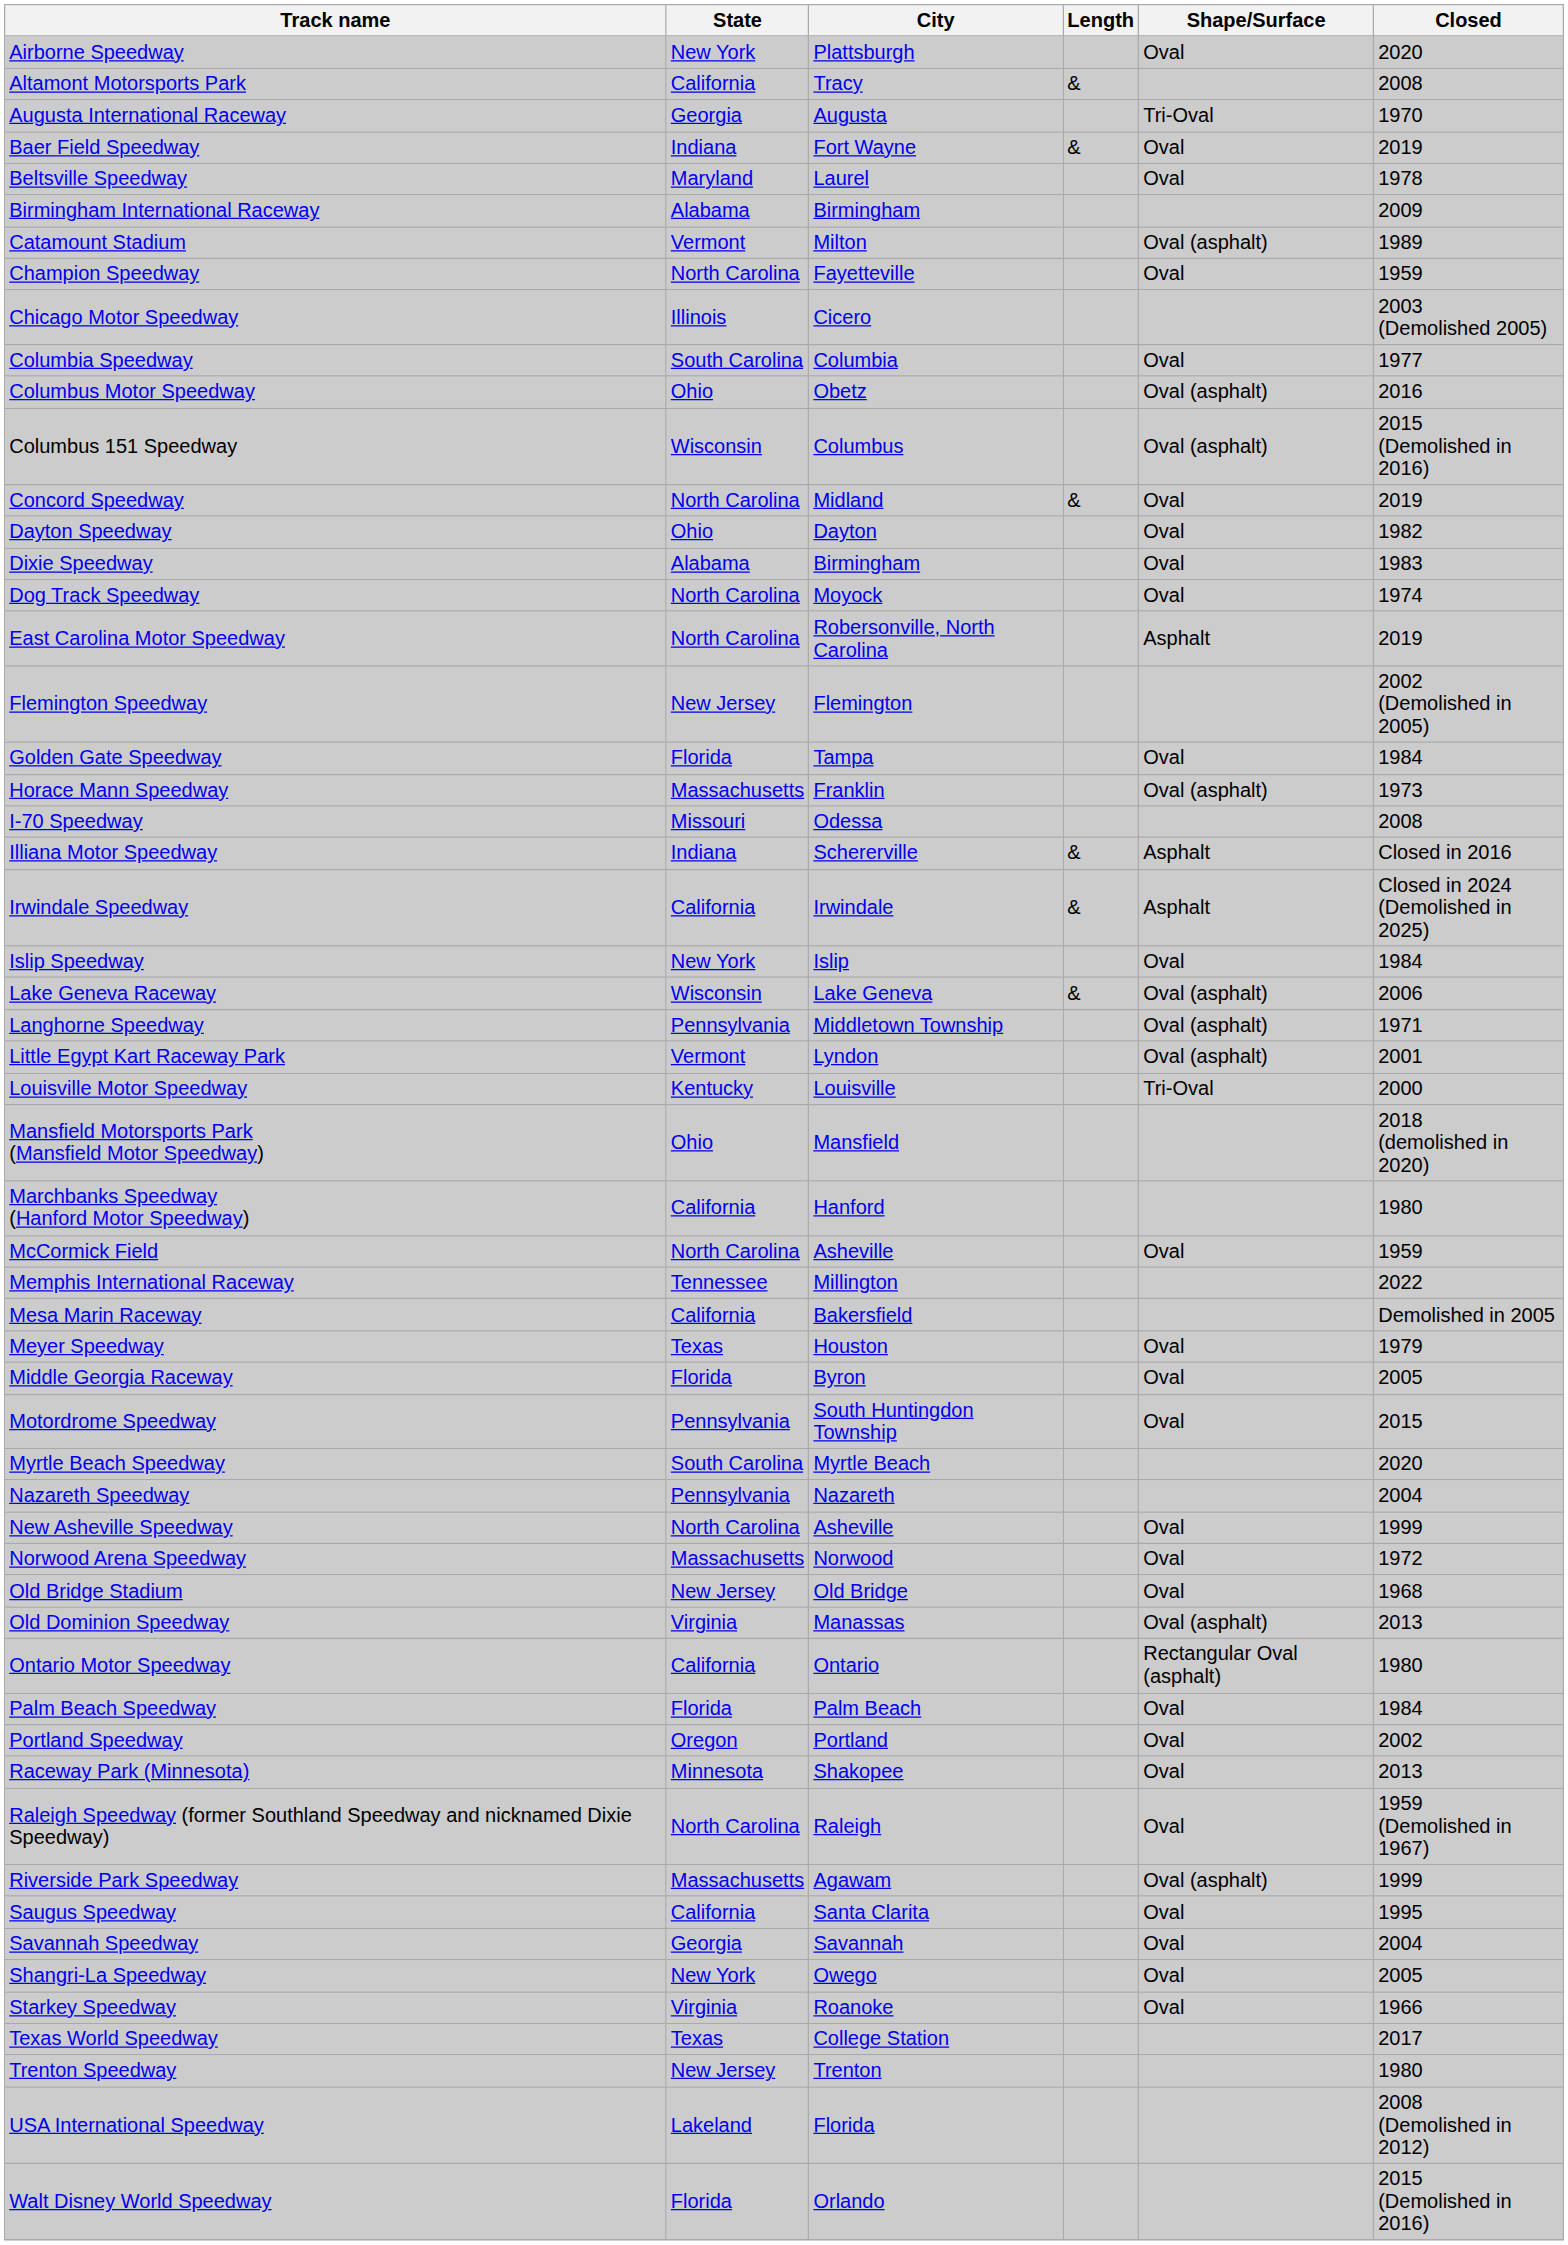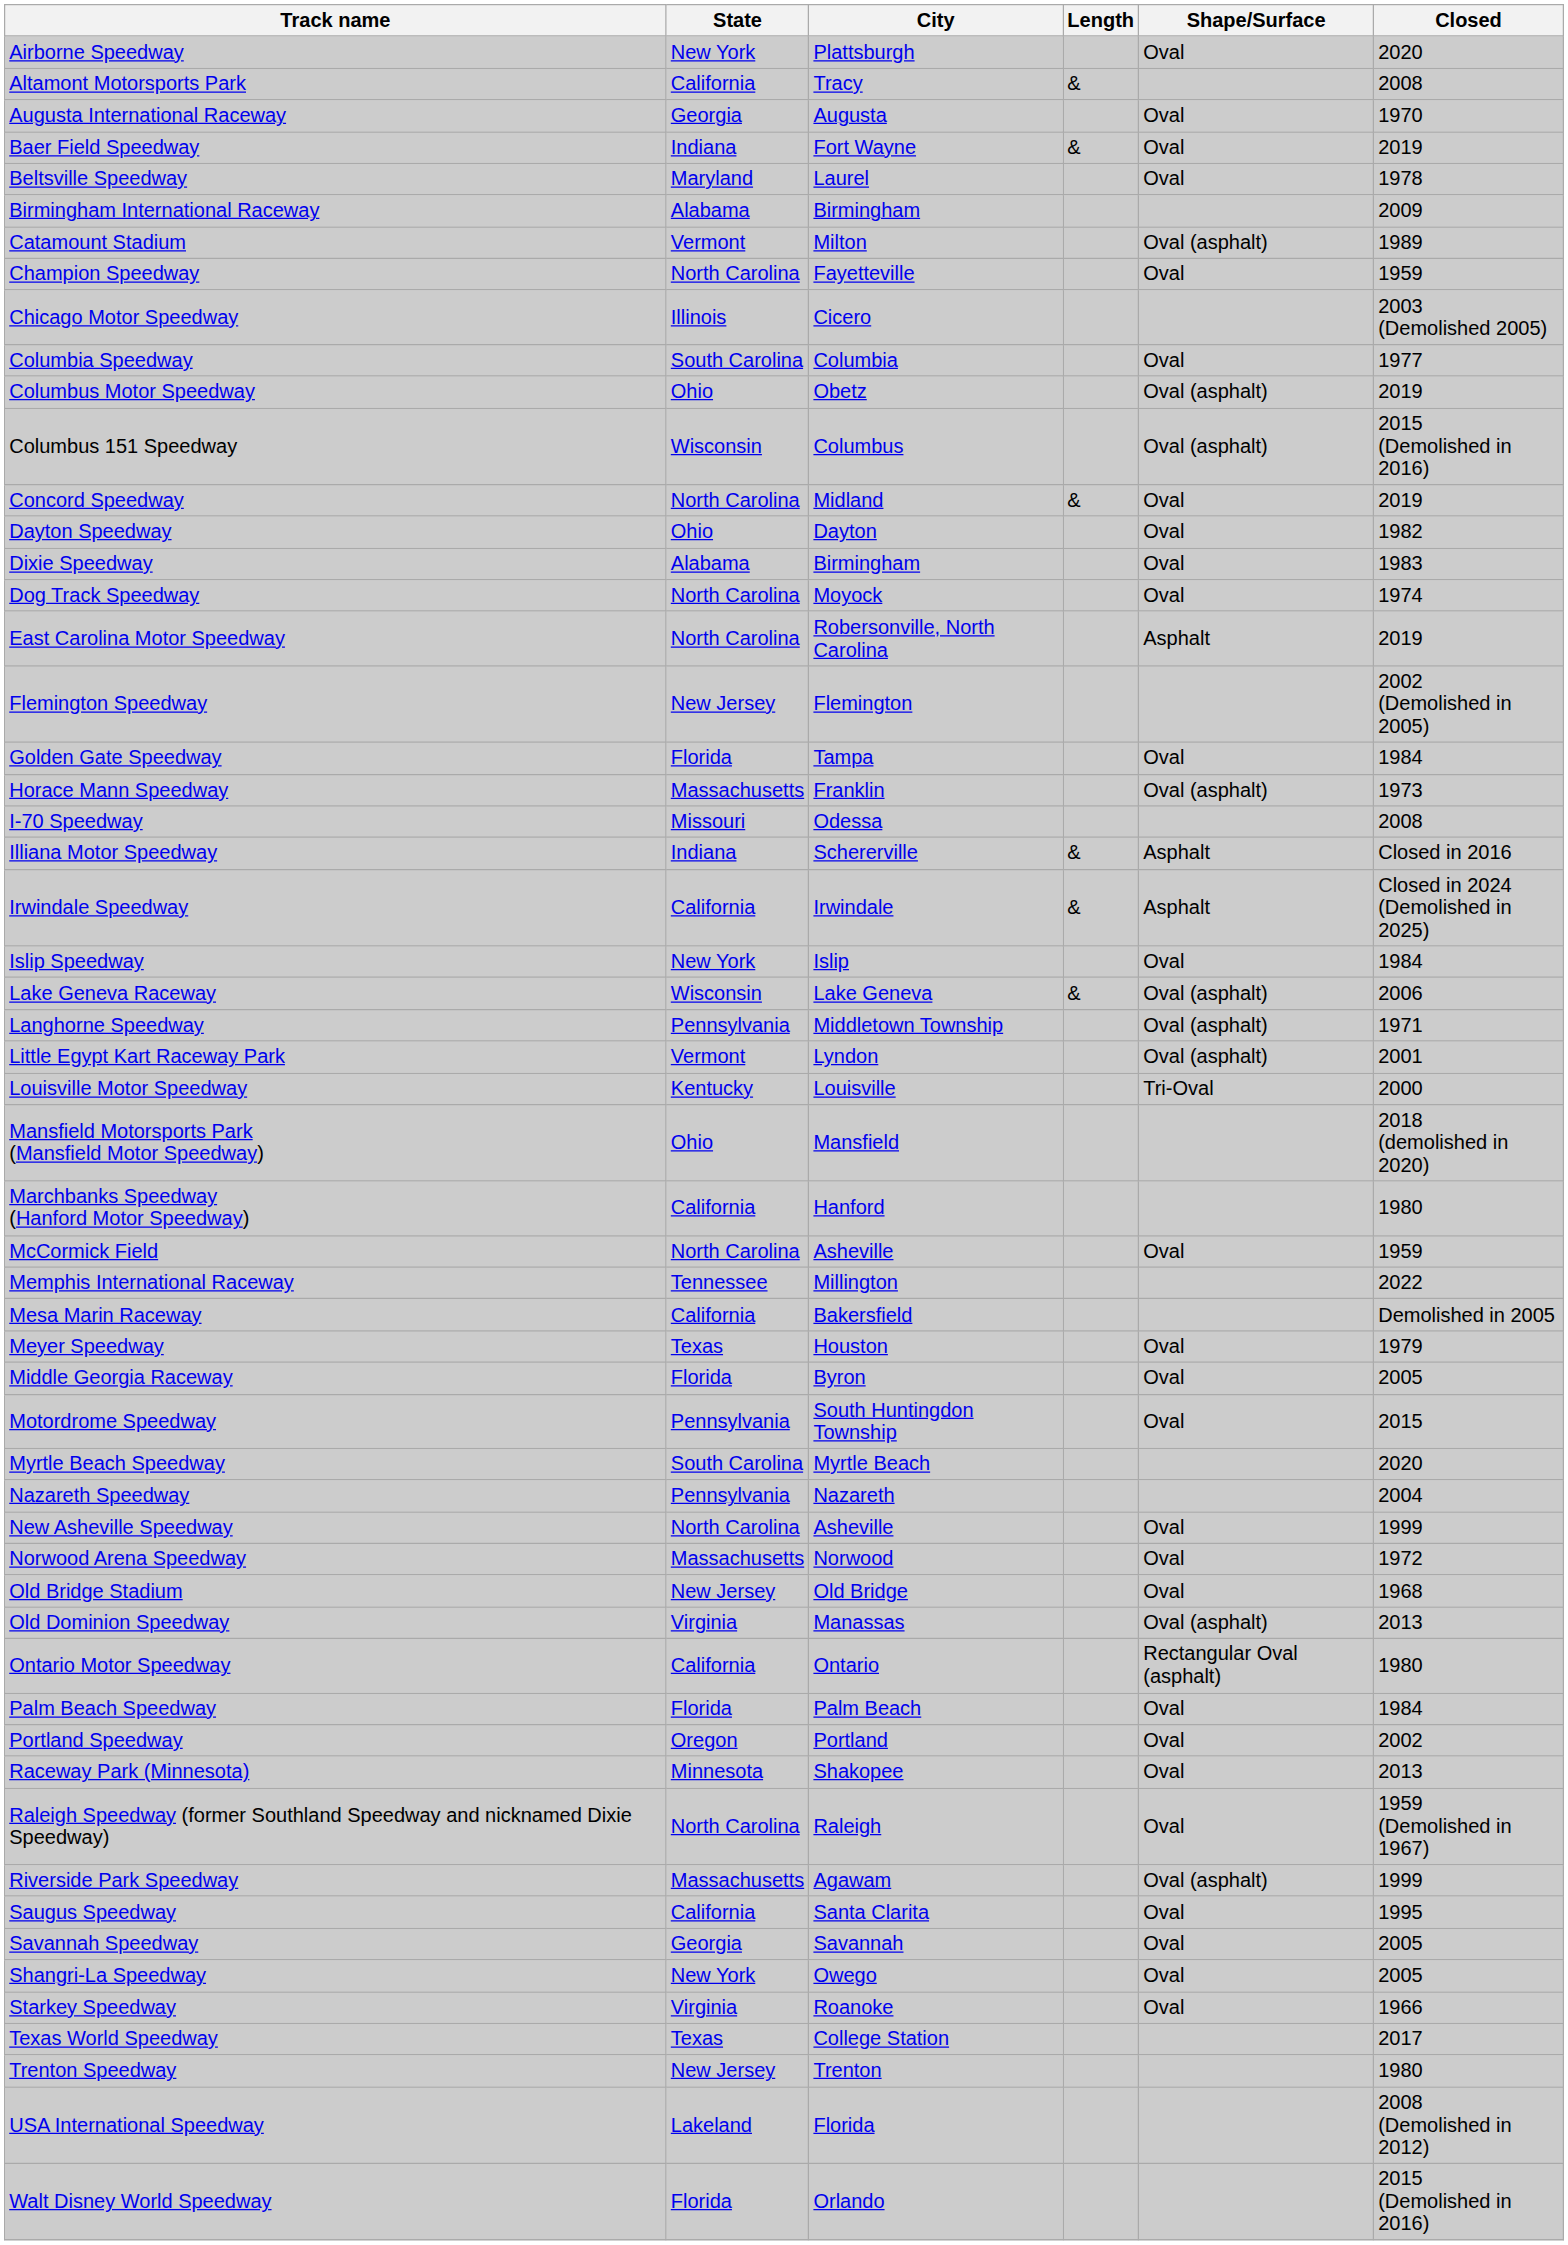(1178, 115) Tri-Oval -> (1164, 115) Oval
(1400, 391) 2016 -> (1400, 391) 2019
(1400, 1943) 2004 -> (1400, 1943) 2005
